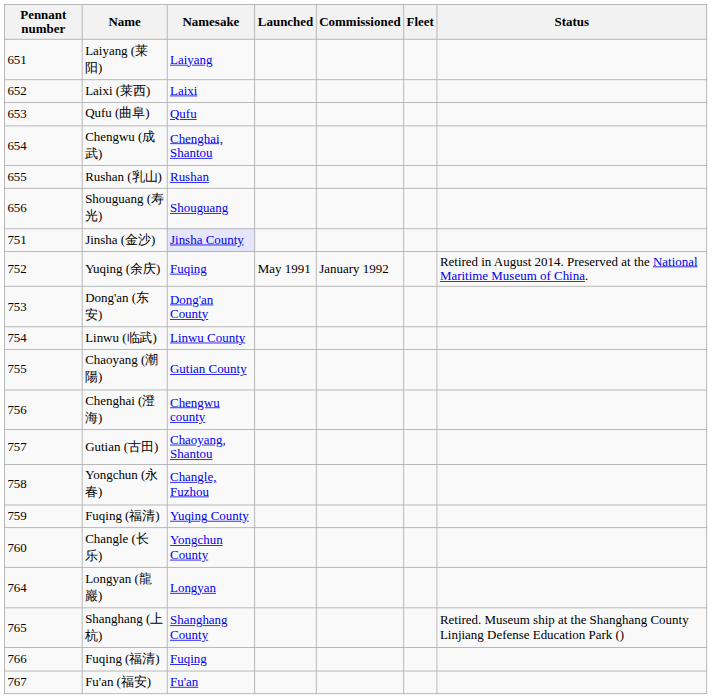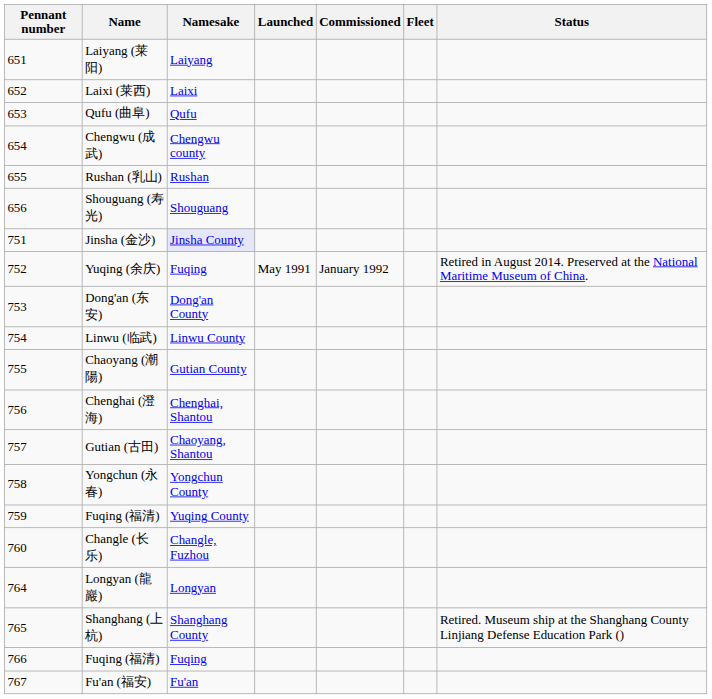(196, 145) Chenghai, Shantou -> (195, 145) Chengwu county
(195, 409) Chengwu county -> (196, 409) Chenghai, Shantou
(193, 484) Changle, Fuzhou -> (196, 484) Yongchun County
(196, 547) Yongchun County -> (193, 547) Changle, Fuzhou
